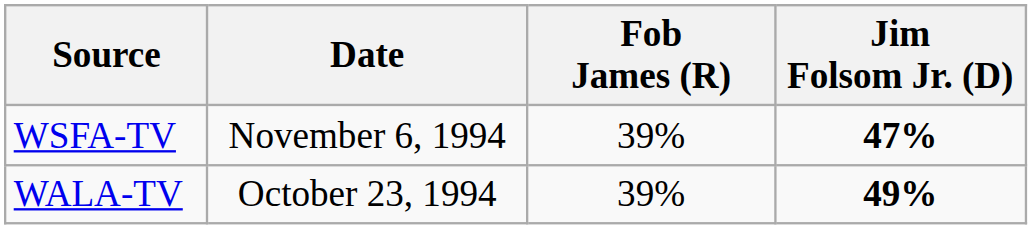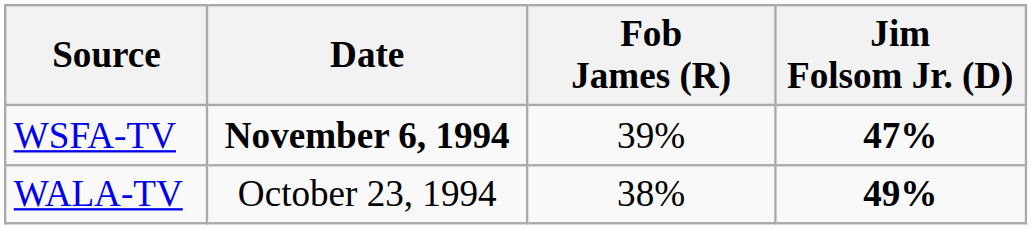(367, 134) normal -> (367, 134) bold
(651, 193) 39% -> (651, 193) 38%
